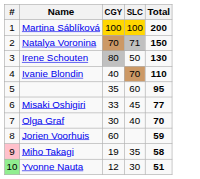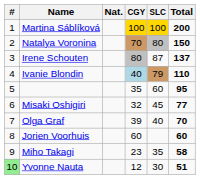+ column: (114, 12)
(135, 43) 71 -> (158, 43) 80
(135, 58) 50 -> (158, 58) 87
(159, 58) 130 -> (182, 58) 137
(113, 74) no background -> (136, 74) lightblue background
(135, 74) 70 -> (158, 74) 79
(113, 105) 33 -> (136, 105) 32
(113, 120) 30 -> (136, 120) 39
(159, 136) 59 -> (182, 136) 60
(12, 151) pink background -> (12, 151) no background
(113, 151) 19 -> (136, 151) 23
